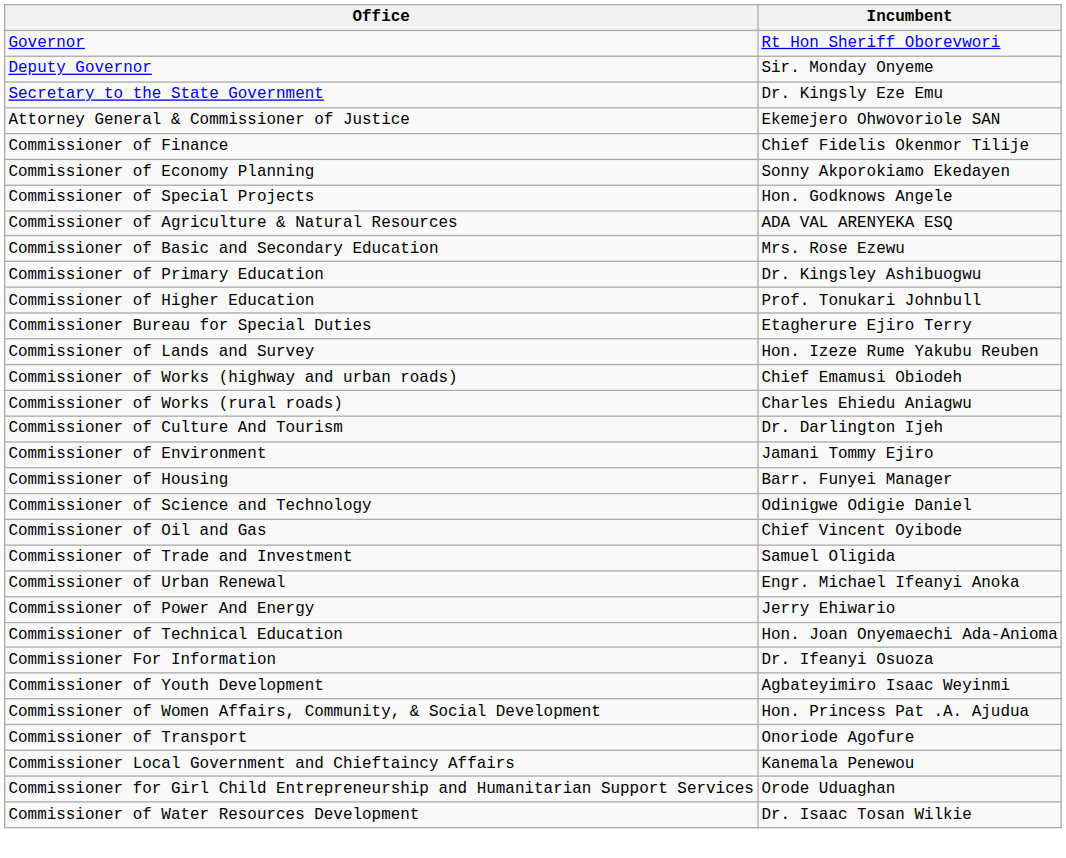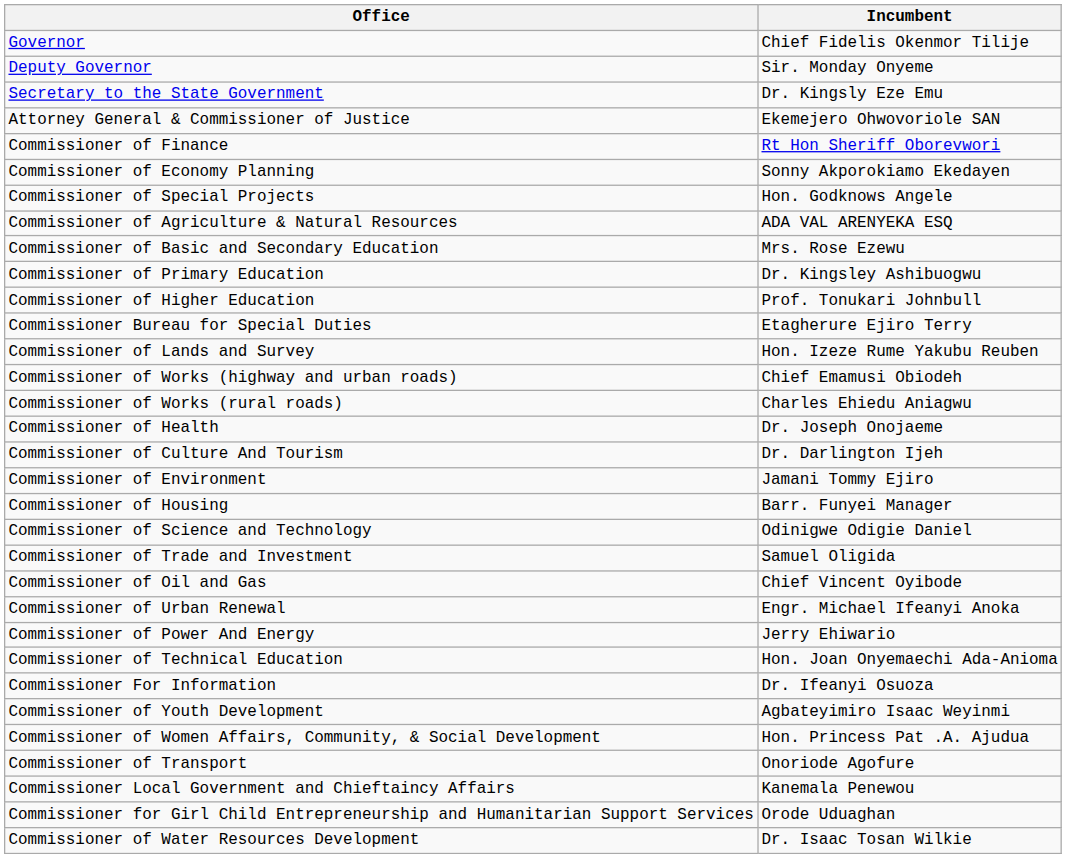(881, 44) Rt Hon Sheriff Oborevwori -> (895, 44) Chief Fidelis Okenmor Tilije
(895, 146) Chief Fidelis Okenmor Tilije -> (881, 146) Rt Hon Sheriff Oborevwori
+ row: (114, 429)
rows swapped: (180, 558) <-> (137, 532)
